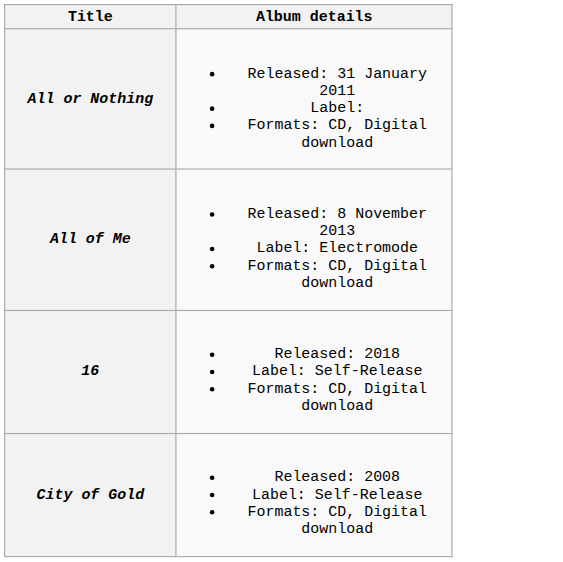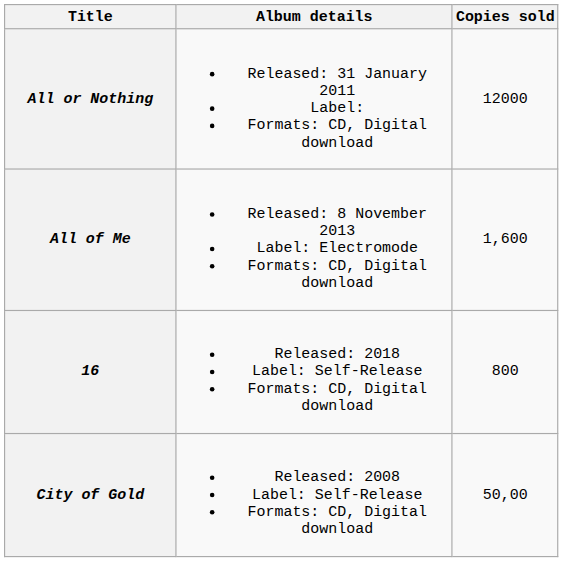+ column: (505, 17)
